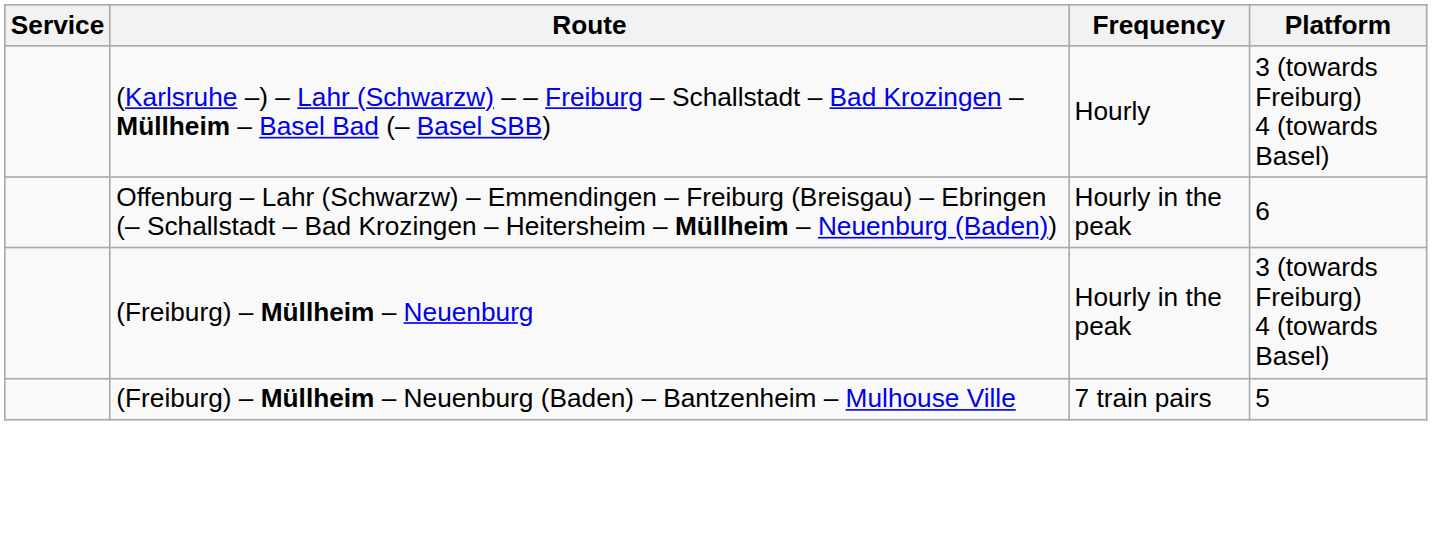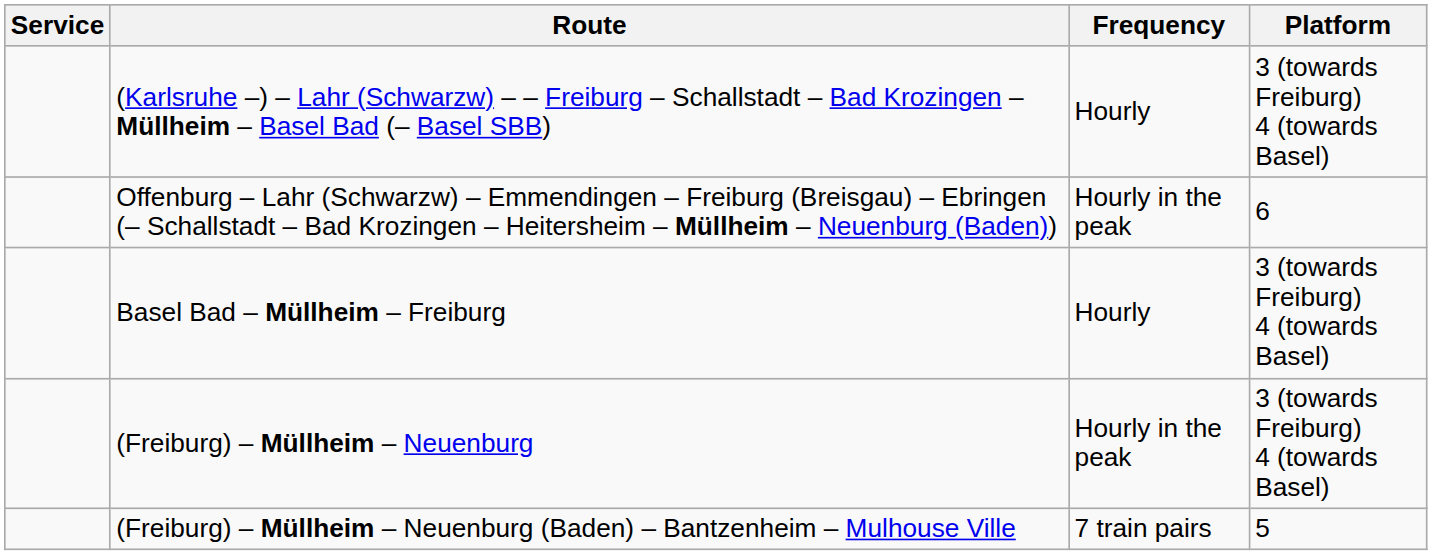+ row: (311, 312)
